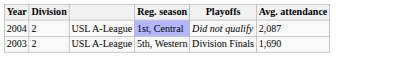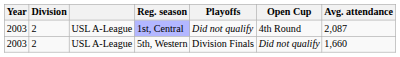+ column: (289, 12)
(17, 28) 2004 -> (17, 28) 2003
(270, 44) 1,690 -> (336, 44) 1,660
